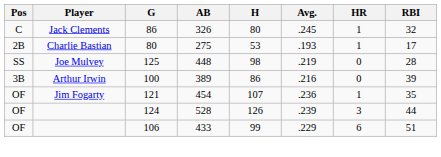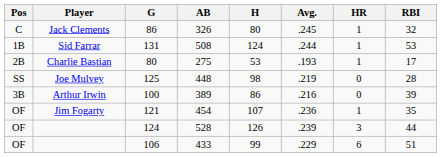+ row: (151, 45)
